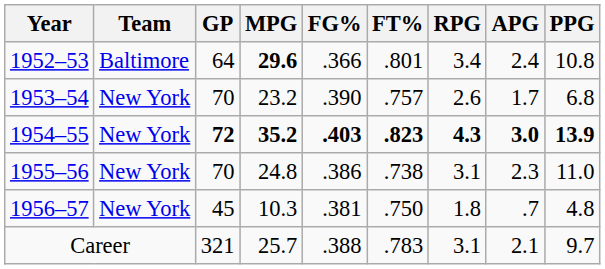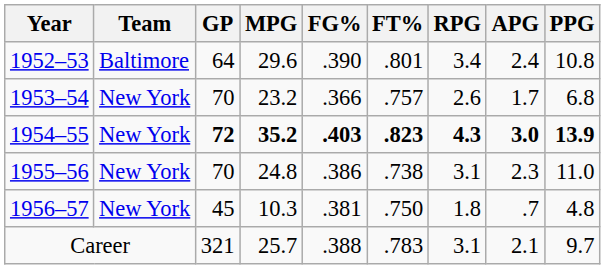(278, 60) bold -> (278, 60) normal
(342, 60) .366 -> (342, 60) .390
(342, 97) .390 -> (342, 97) .366
